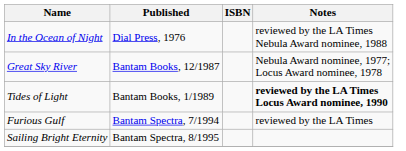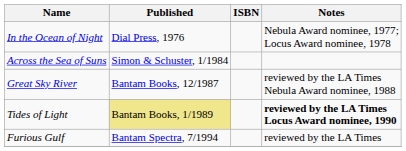(321, 36) reviewed by the LA Times Nebula Award nominee, 1988 -> (331, 36) Nebula Award nominee, 1977; Locus Award nominee, 1978
+ row: (57, 60)
(323, 66) Nebula Award nominee, 1977; Locus Award nominee, 1978 -> (330, 84) reviewed by the LA Times Nebula Award nominee, 1988
(163, 96) no background -> (162, 114) khaki background
- row: (57, 138)
